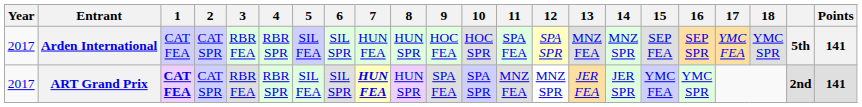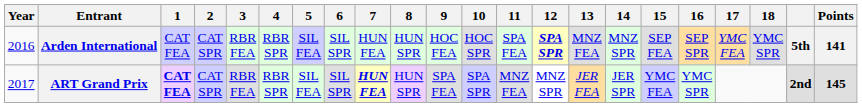(21, 45) 2017 -> (21, 45) 2016
(551, 45) normal -> (551, 45) bold
(836, 83) 141 -> (836, 83) 145
